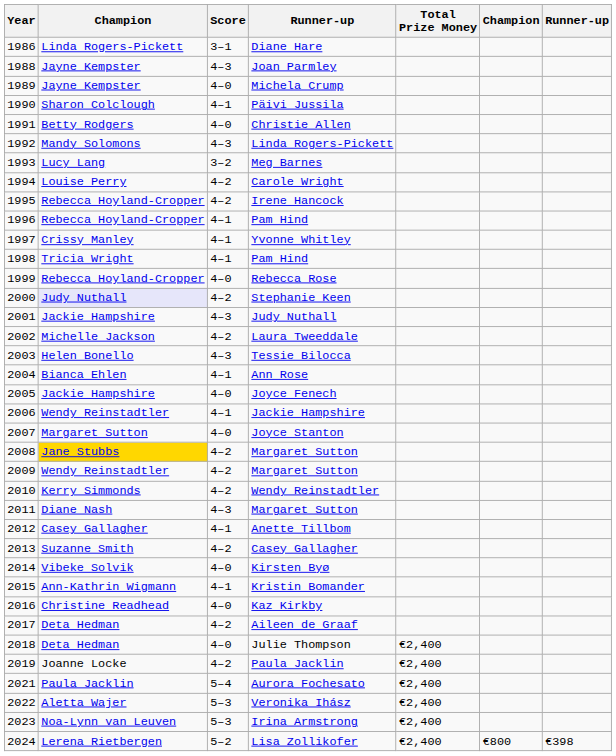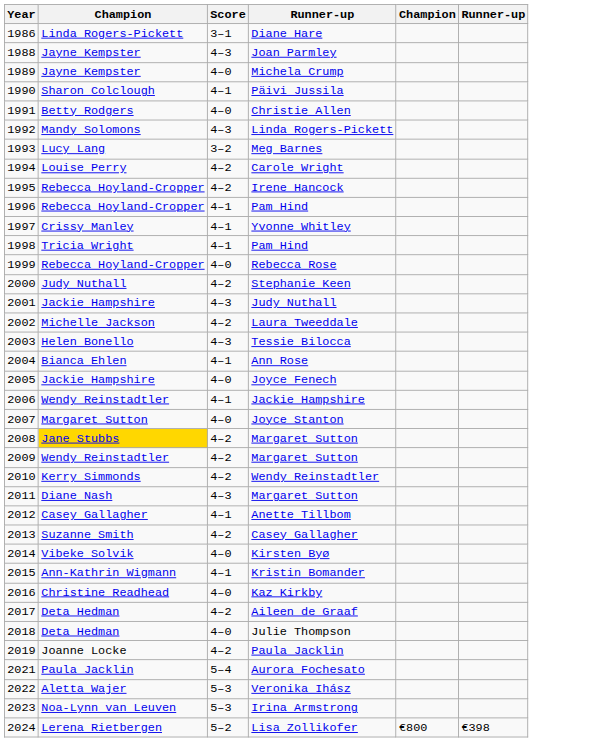- column: (438, 21)
(84, 298) lavender background -> (84, 284) no background
